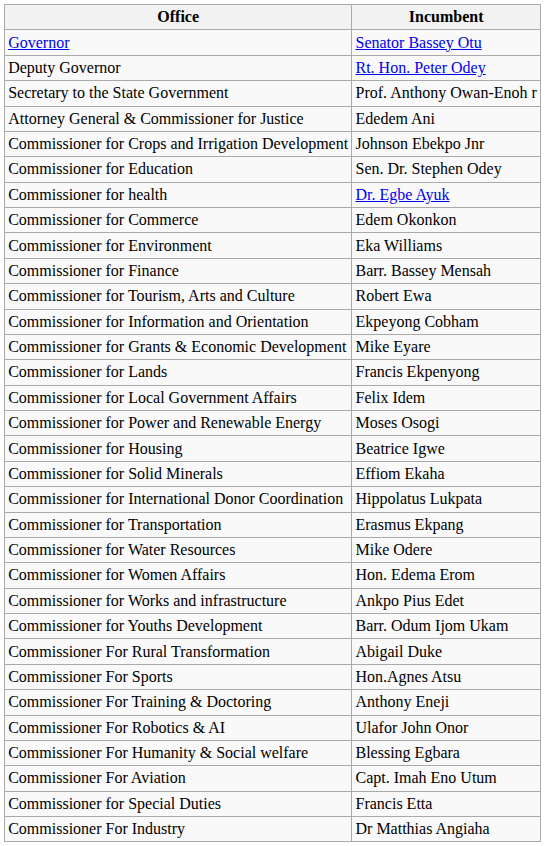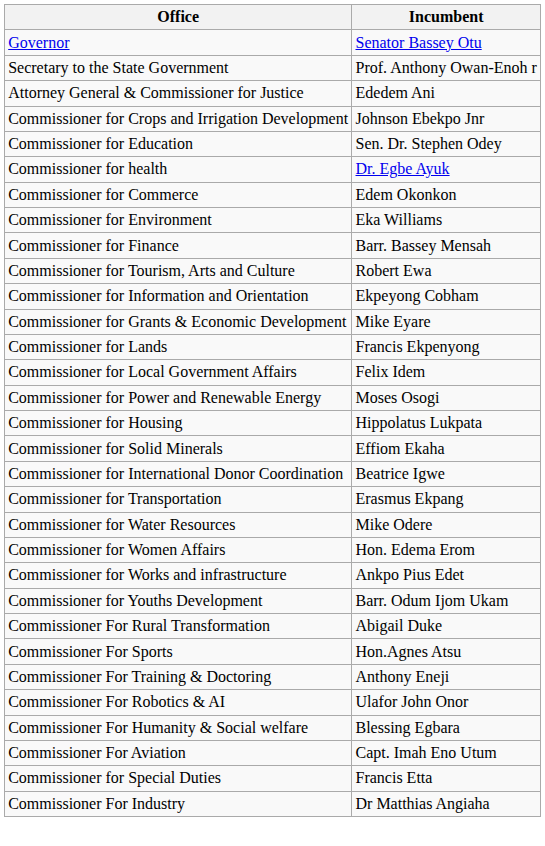- row: (64, 67)
(400, 448) Beatrice Igwe -> (419, 423) Hippolatus Lukpata
(419, 499) Hippolatus Lukpata -> (400, 473) Beatrice Igwe
